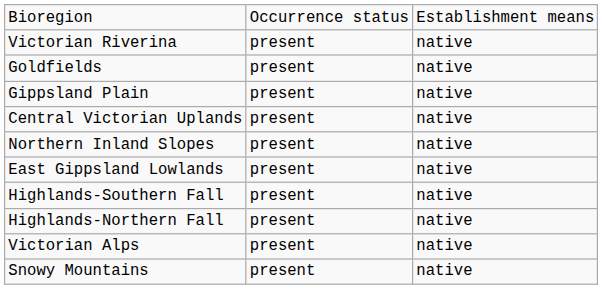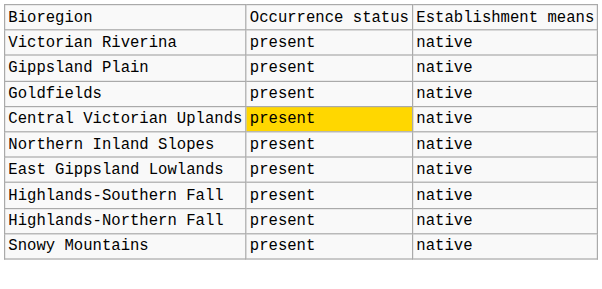rows swapped: (79, 94) <-> (55, 68)
(283, 119) no background -> (283, 119) gold background
- row: (74, 246)
